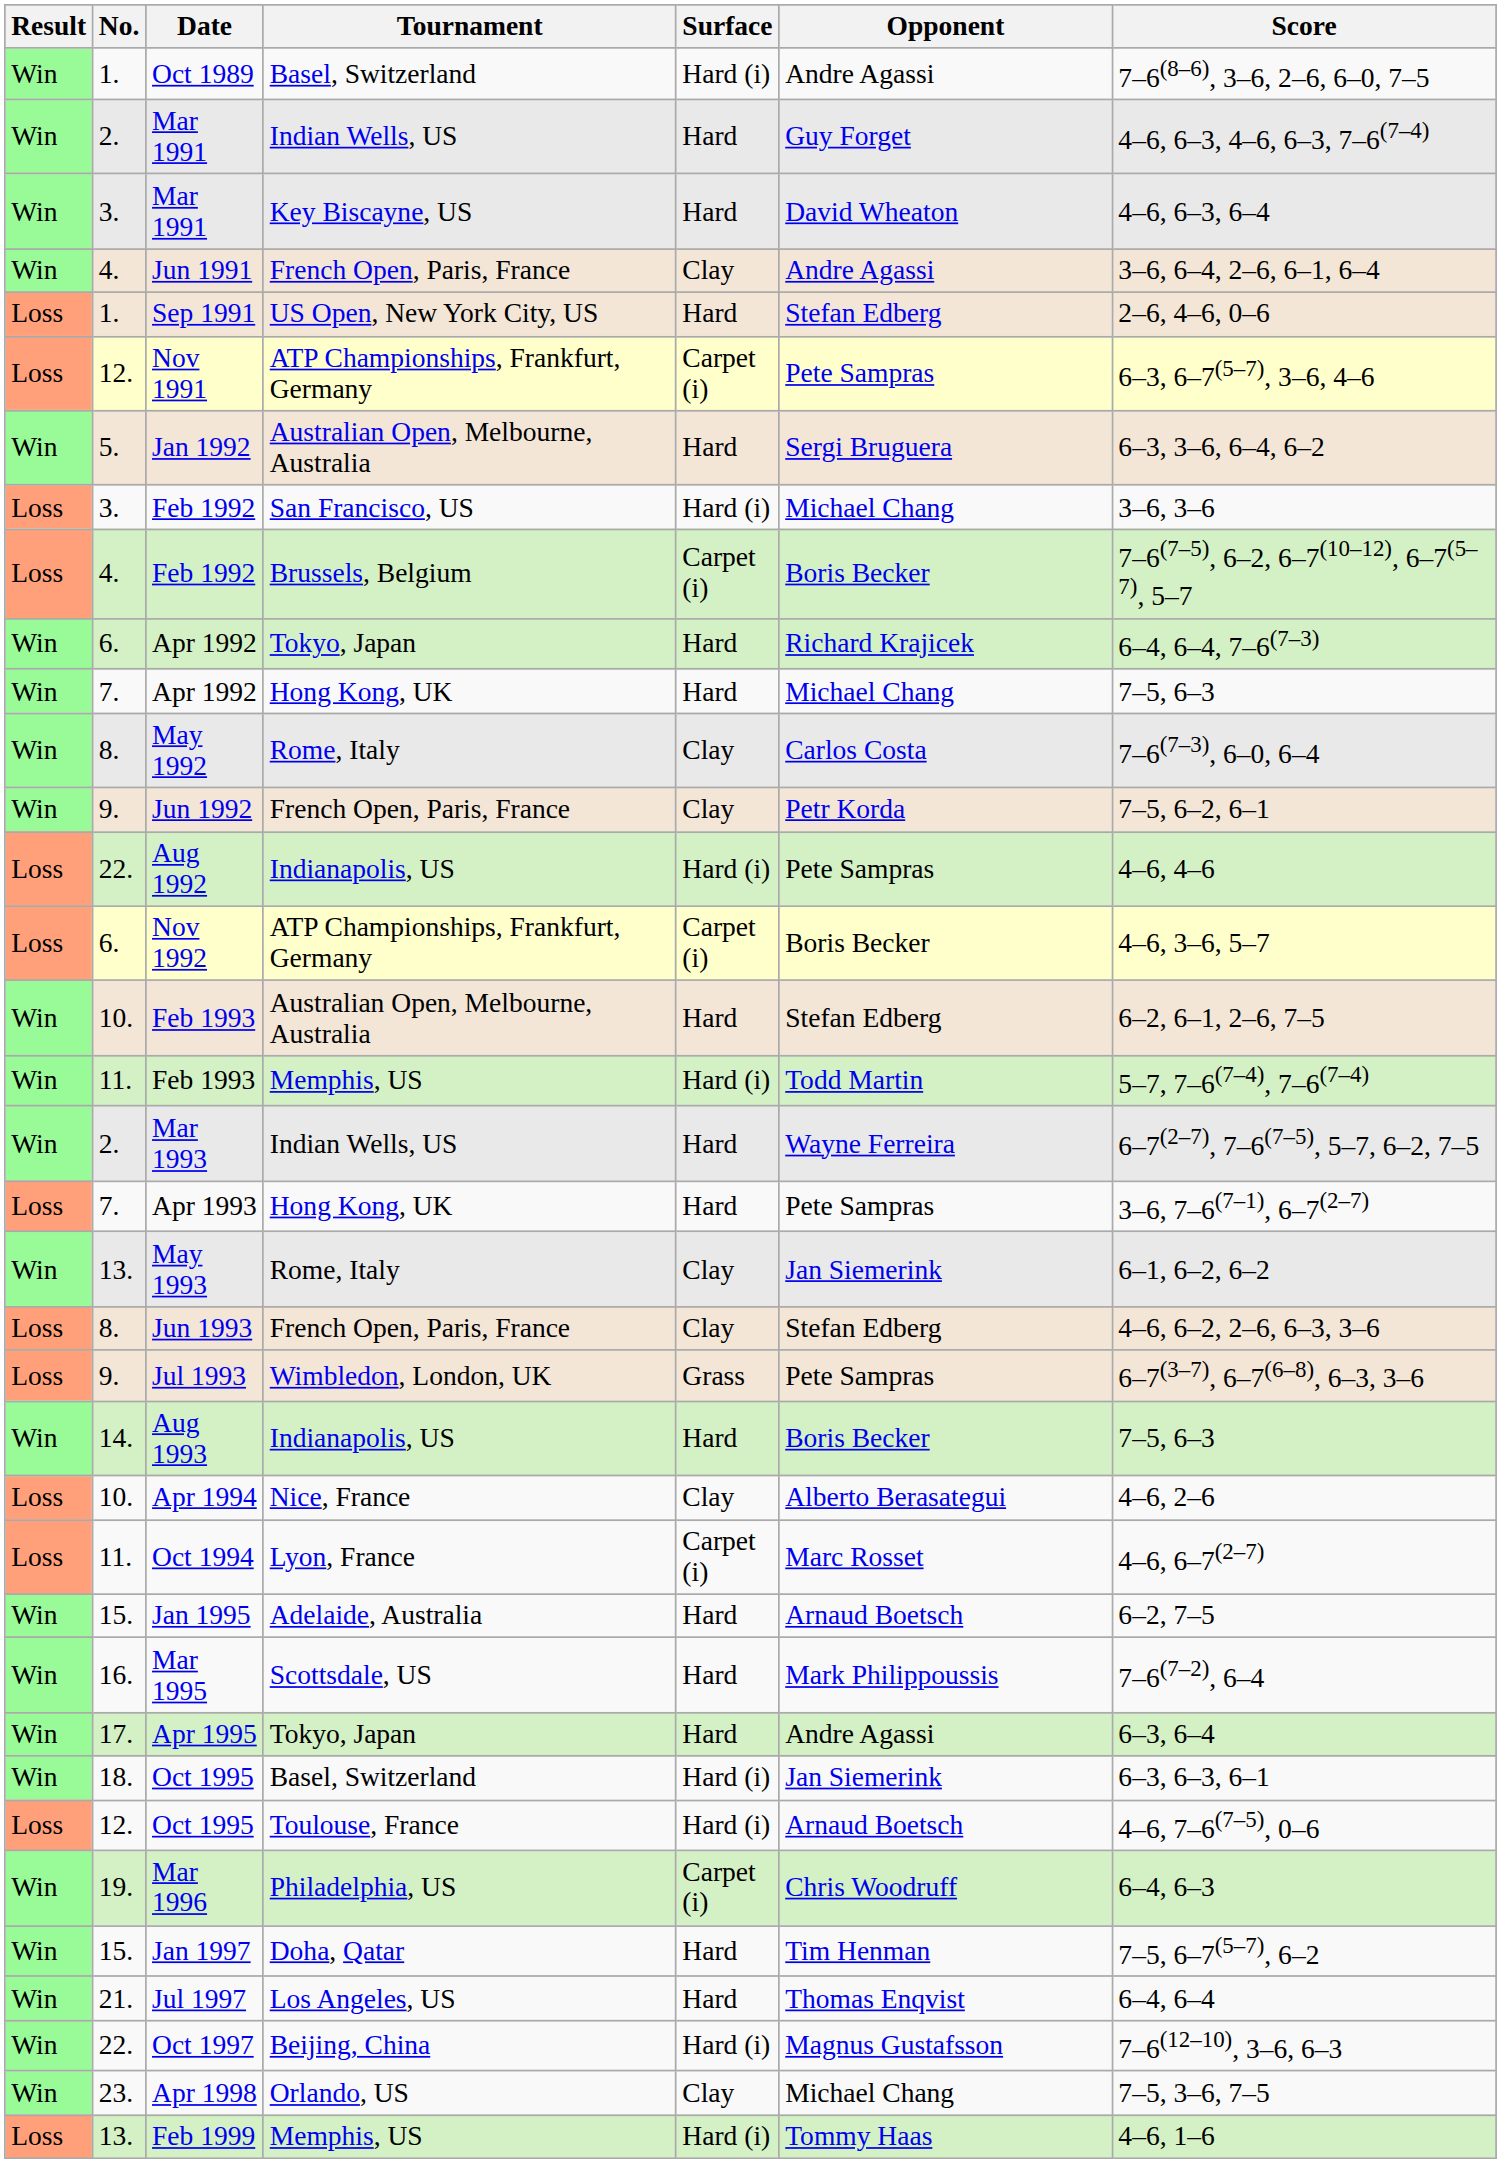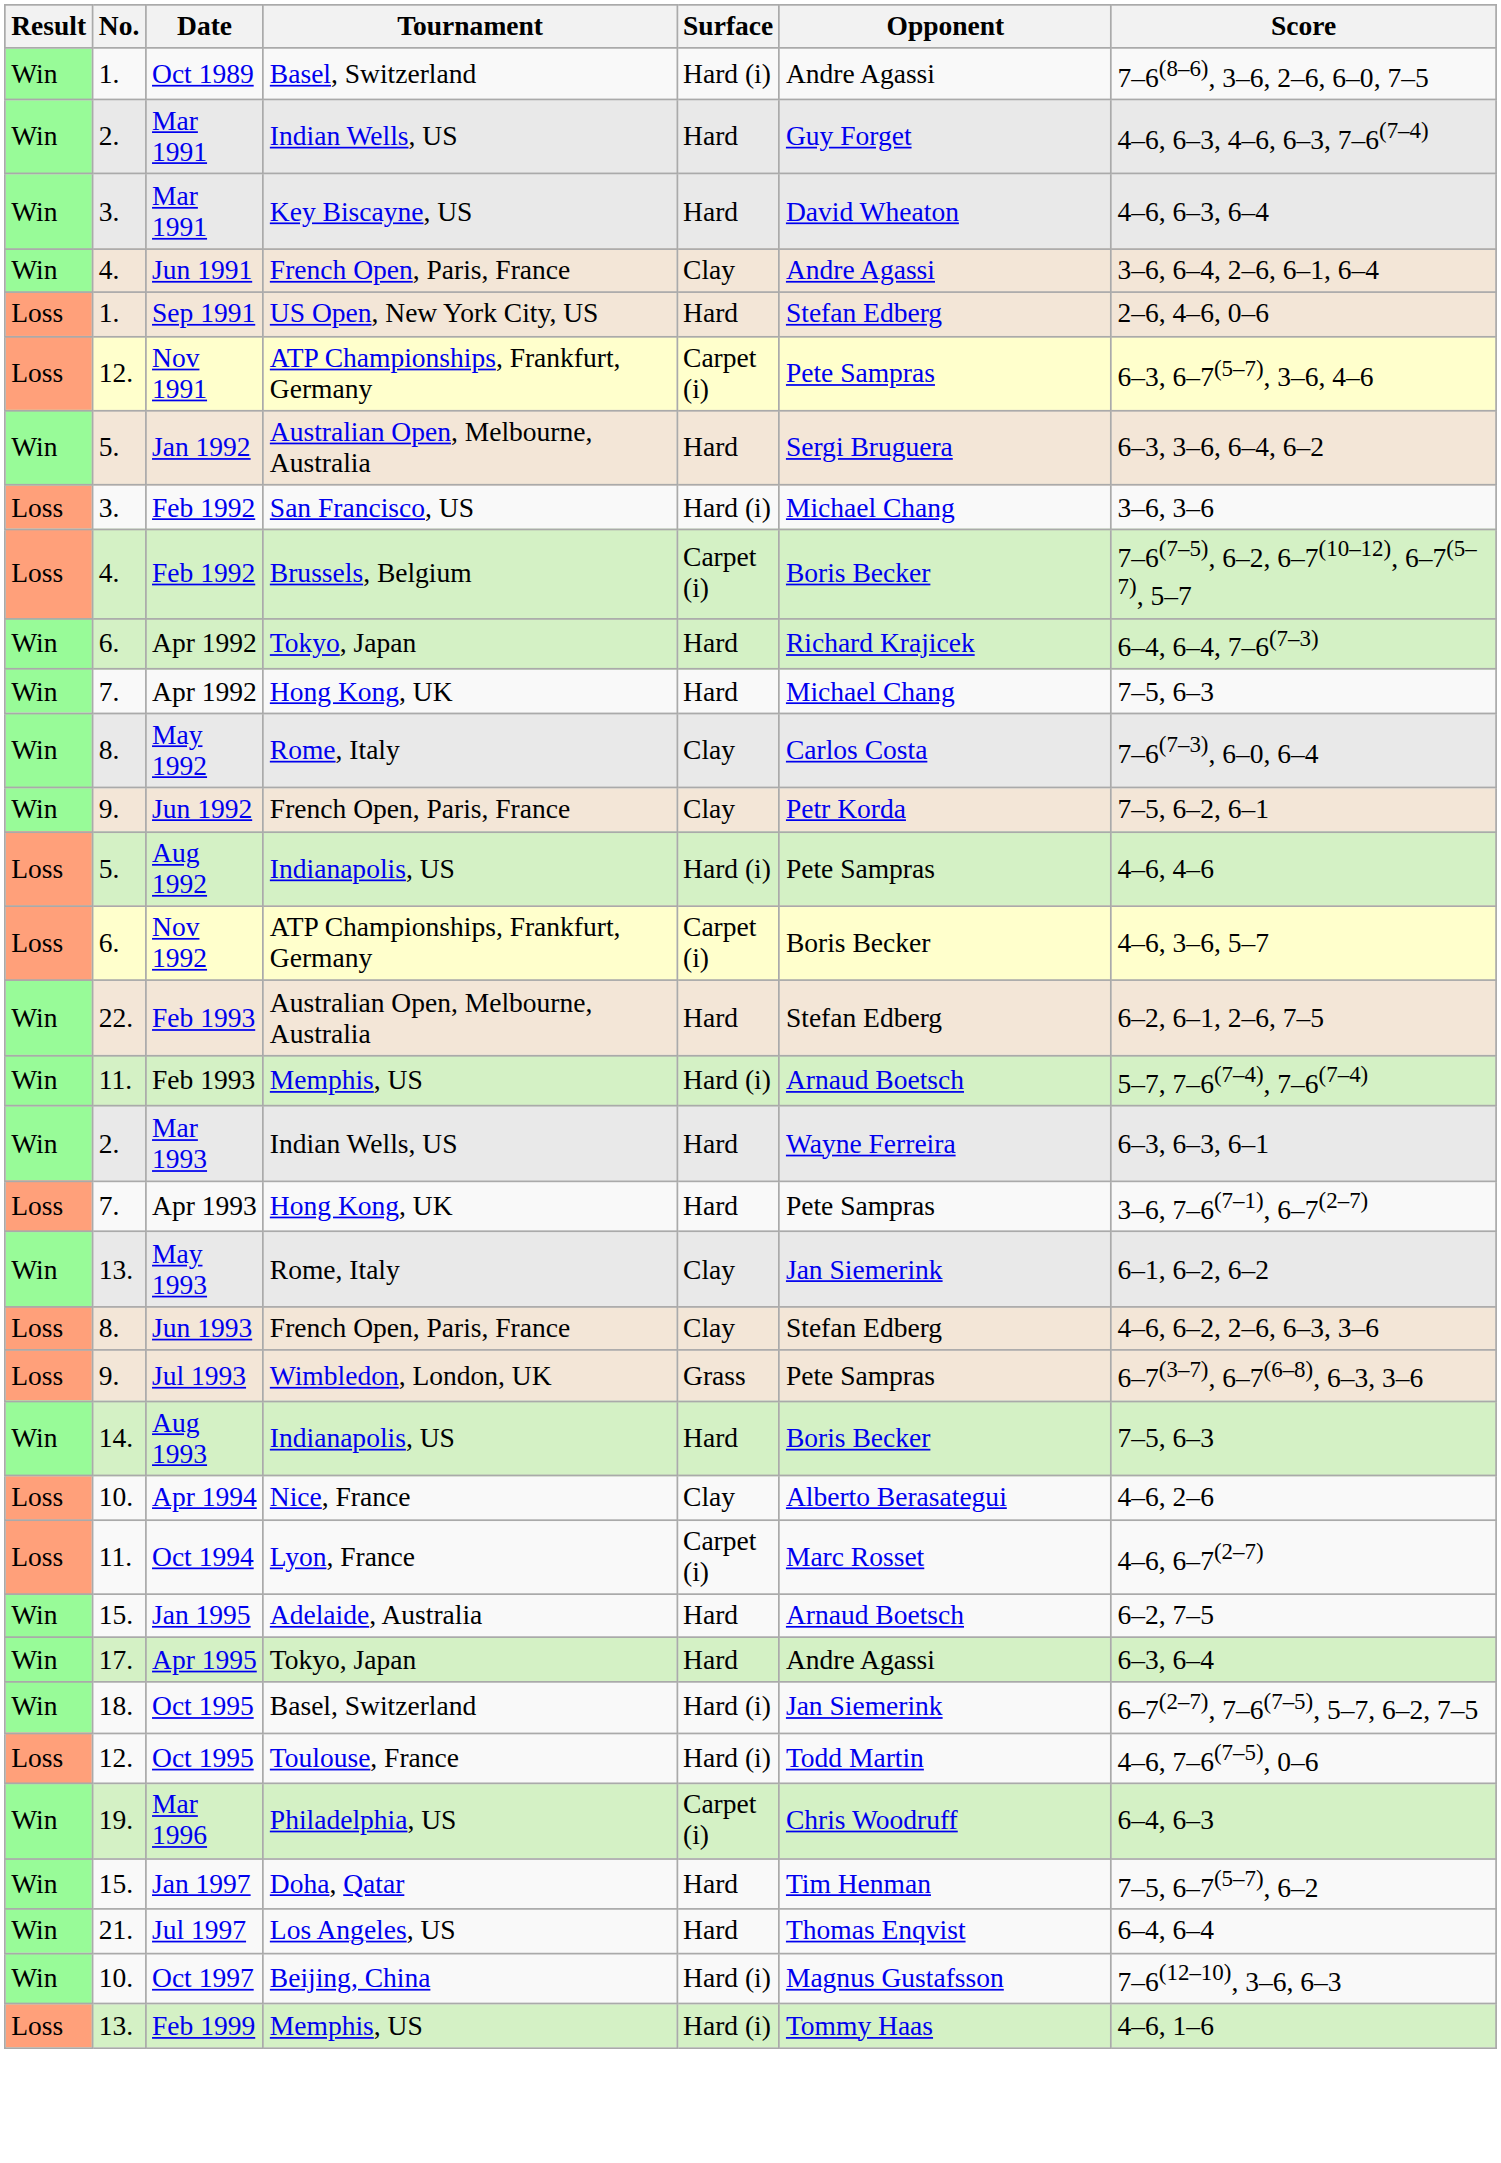(116, 868) 22. -> (109, 868) 5.
(116, 1017) 10. -> (116, 1017) 22.
(854, 1080) Todd Martin -> (875, 1080) Arnaud Boetsch
(1299, 1143) 6–7(2–7), 7–6(7–5), 5–7, 6–2, 7–5 -> (1193, 1143) 6–3, 6–3, 6–1
- row: (180, 1674)
(1194, 1777) 6–3, 6–3, 6–1 -> (1298, 1706) 6–7(2–7), 7–6(7–5), 5–7, 6–2, 7–5
(874, 1824) Arnaud Boetsch -> (855, 1757) Todd Martin
(116, 2045) 22. -> (116, 1978) 10.
- row: (204, 2092)
